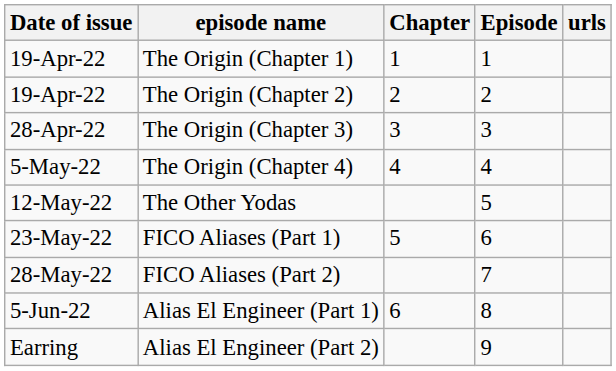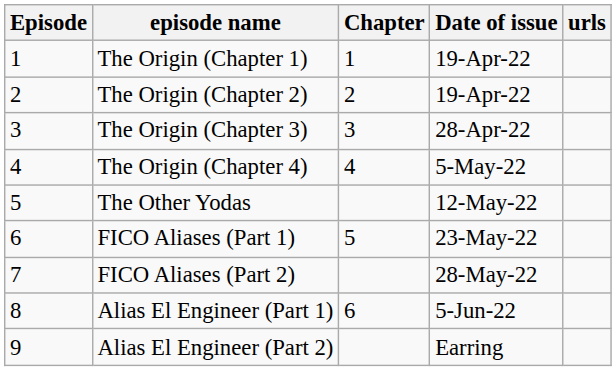columns swapped: (71, 22) <-> (519, 22)
